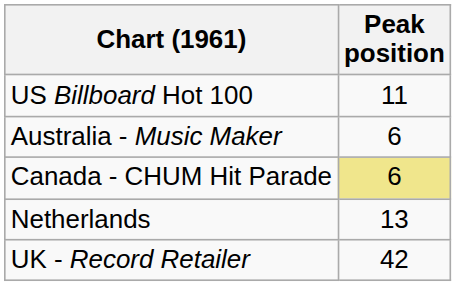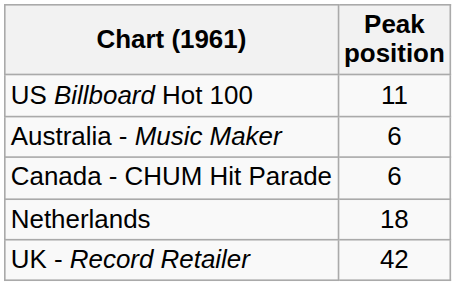(394, 177) khaki background -> (394, 177) no background
(394, 218) 13 -> (394, 218) 18
